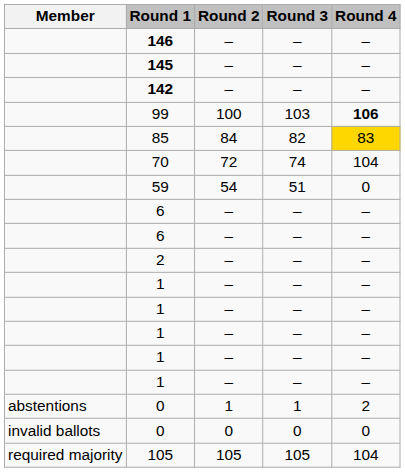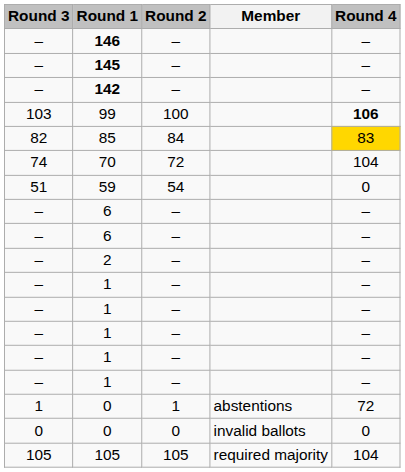columns swapped: (65, 16) <-> (297, 16)
(366, 406) 2 -> (366, 406) 72
